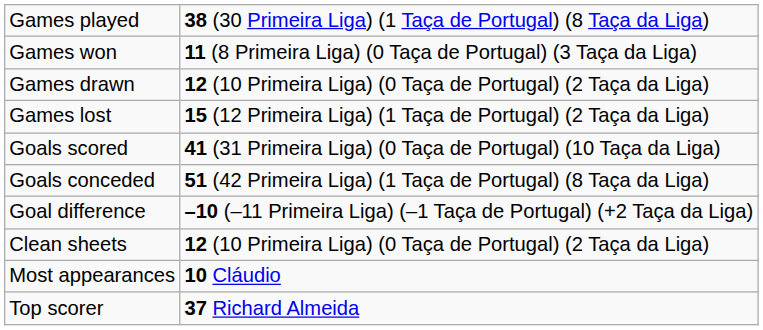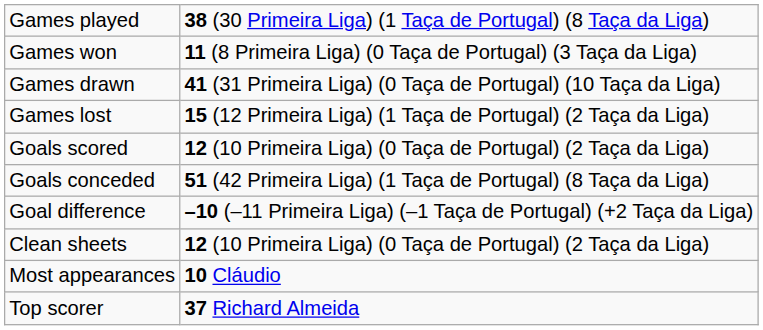(447, 84) 12 (10 Primeira Liga) (0 Taça de Portugal) (2 Taça da Liga) -> (452, 84) 41 (31 Primeira Liga) (0 Taça de Portugal) (10 Taça da Liga)
(452, 148) 41 (31 Primeira Liga) (0 Taça de Portugal) (10 Taça da Liga) -> (447, 148) 12 (10 Primeira Liga) (0 Taça de Portugal) (2 Taça da Liga)
